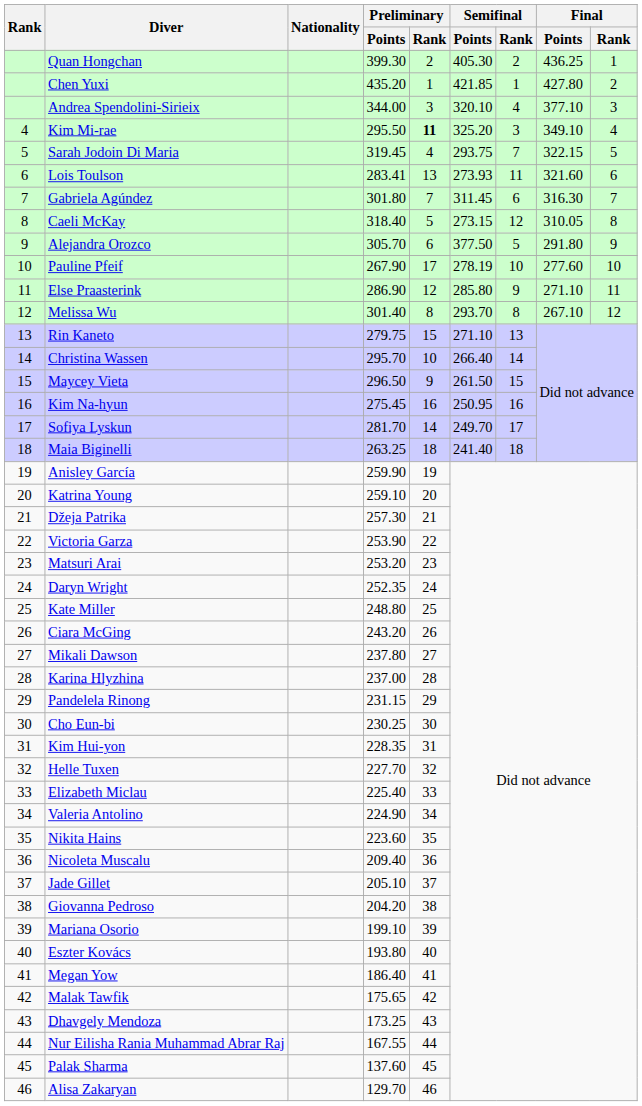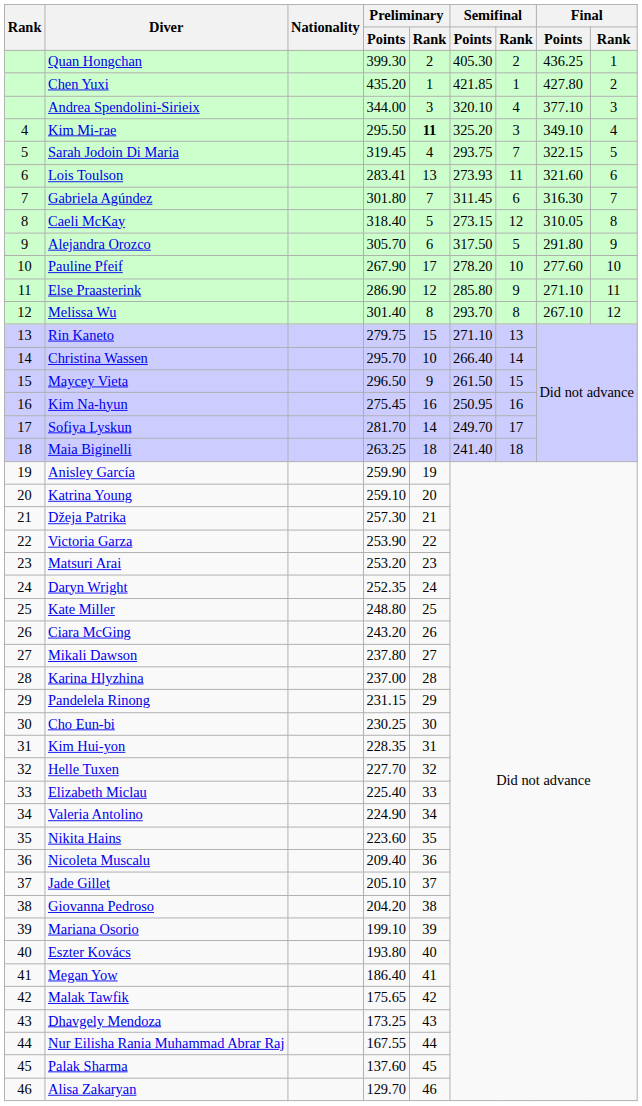(473, 244) 377.50 -> (473, 244) 317.50
(473, 267) 278.19 -> (473, 267) 278.20
